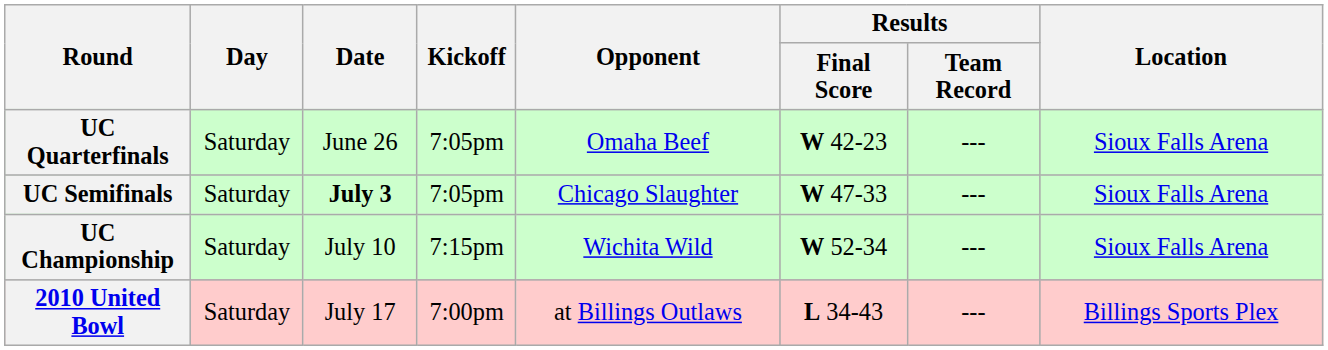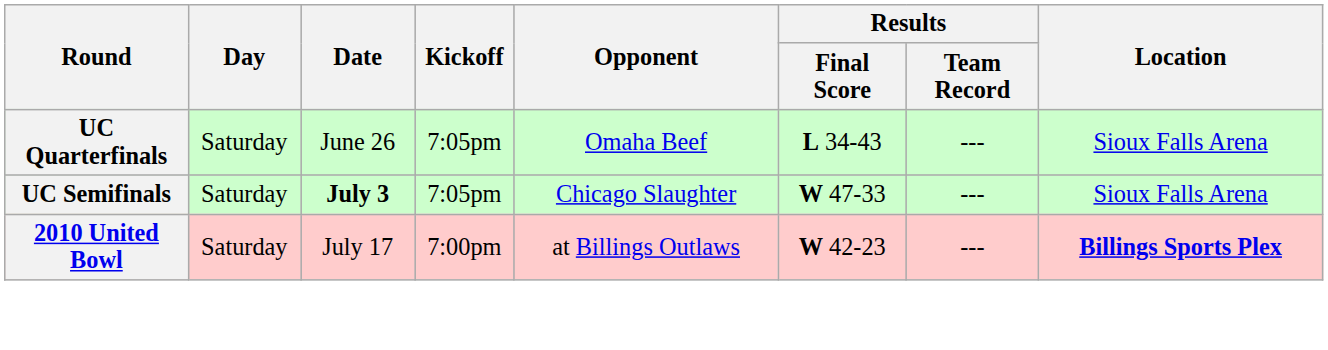(844, 141) W 42-23 -> (842, 141) L 34-43
- row: (98, 246)
(844, 312) L 34-43 -> (842, 246) W 42-23
(1181, 312) normal -> (1181, 246) bold
